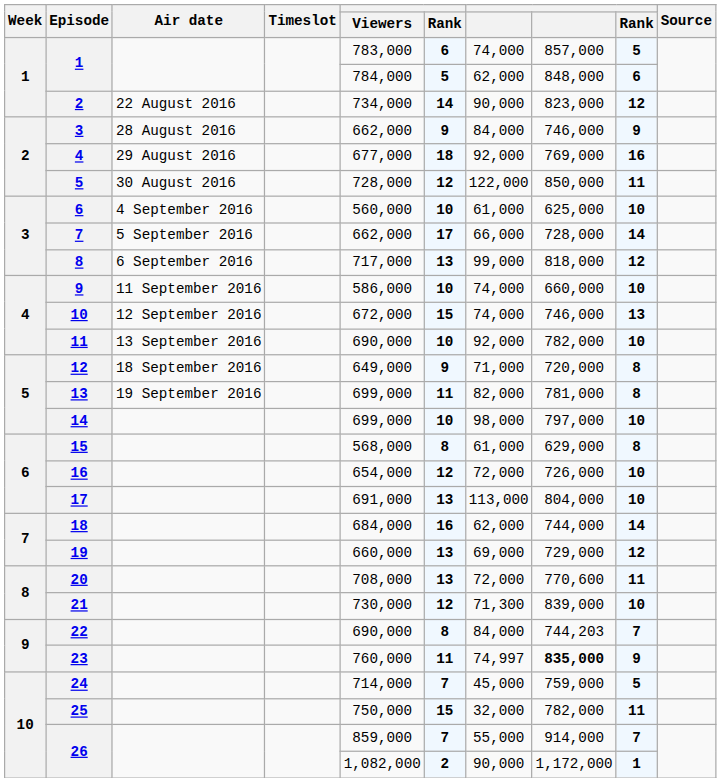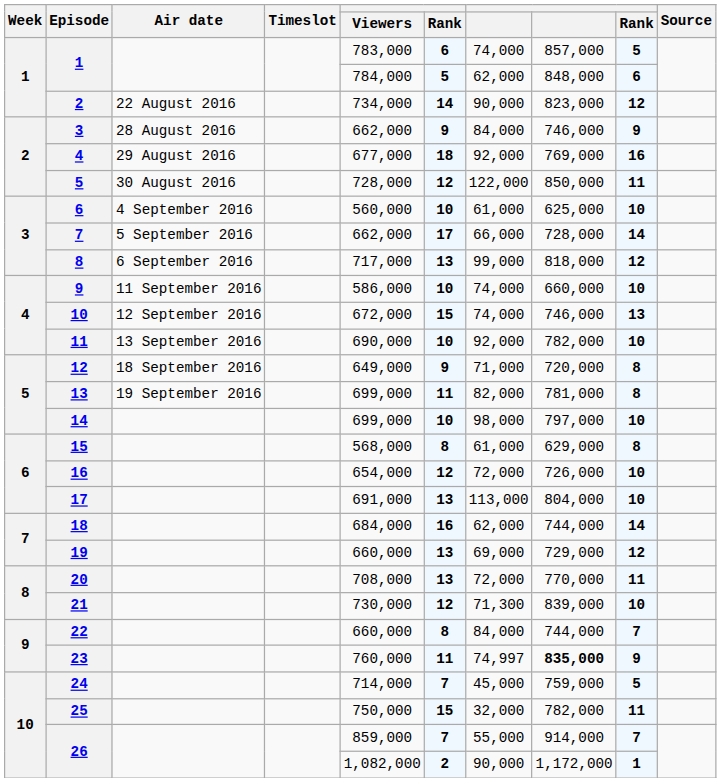(574, 579) 770,600 -> (574, 579) 770,000
(382, 632) 690,000 -> (382, 632) 660,000
(574, 632) 744,203 -> (574, 632) 744,000
